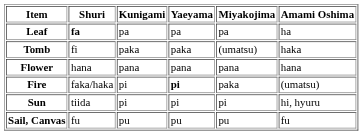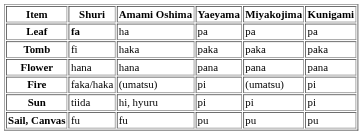columns swapped: (142, 14) <-> (317, 14)
(238, 49) (umatsu) -> (256, 49) paka
(175, 85) bold -> (202, 85) normal
(229, 85) paka -> (265, 85) (umatsu)
